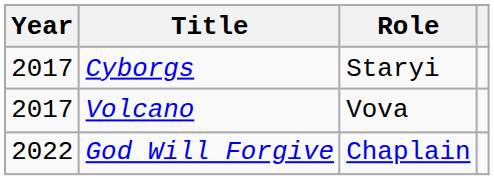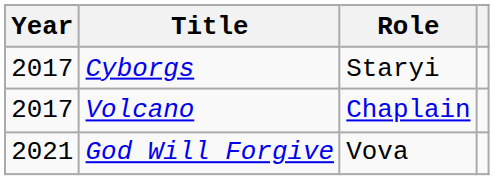(377, 110) Vova -> (408, 110) Chaplain
(42, 153) 2022 -> (42, 153) 2021
(408, 153) Chaplain -> (377, 153) Vova
